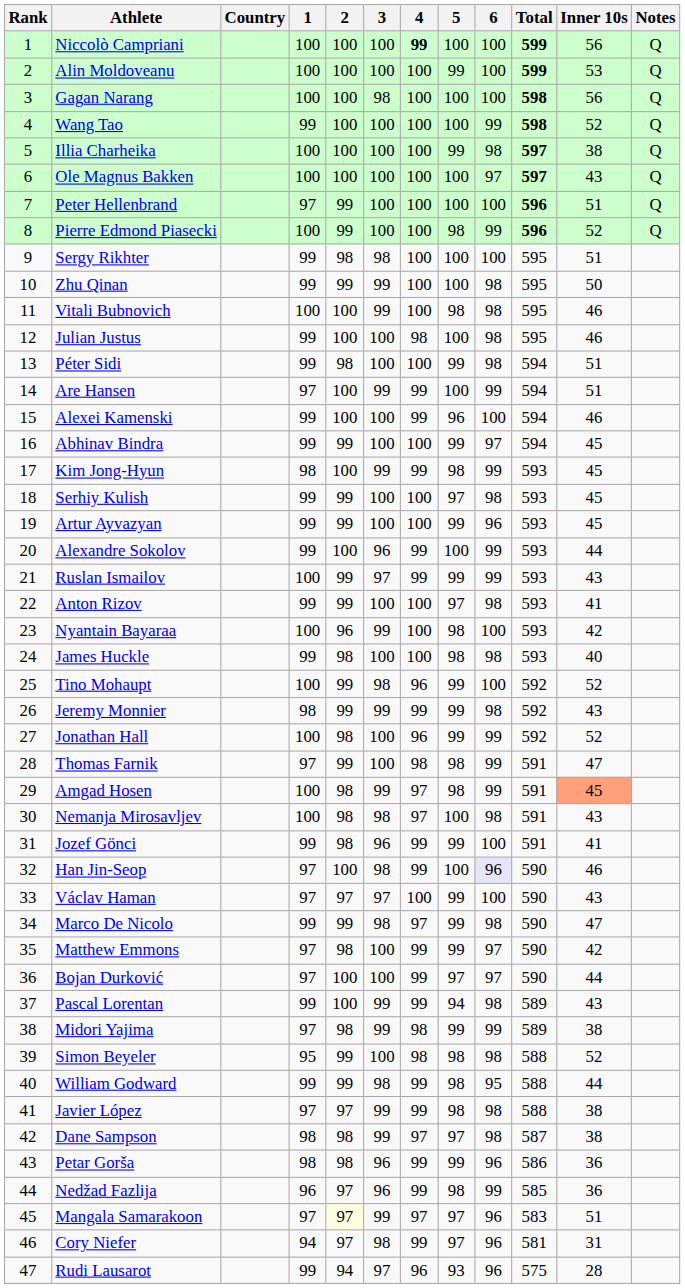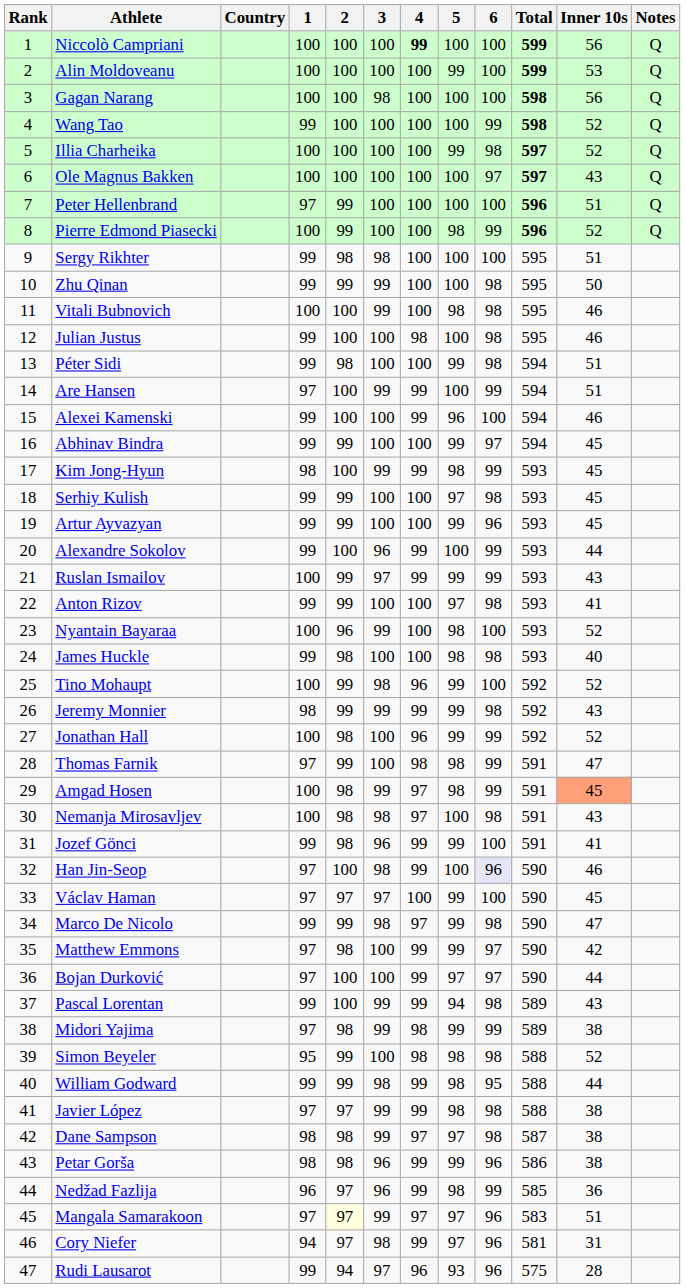(594, 151) 38 -> (594, 151) 52
(594, 630) 42 -> (594, 630) 52
(594, 897) 43 -> (594, 897) 45
(594, 1163) 36 -> (594, 1163) 38
